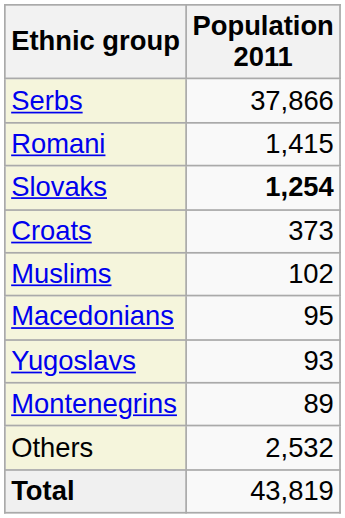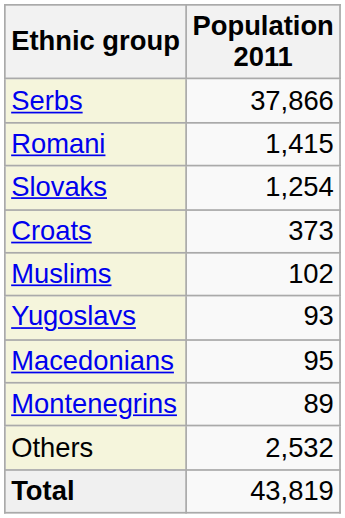(300, 187) bold -> (300, 187) normal
rows swapped: (93, 317) <-> (74, 360)
